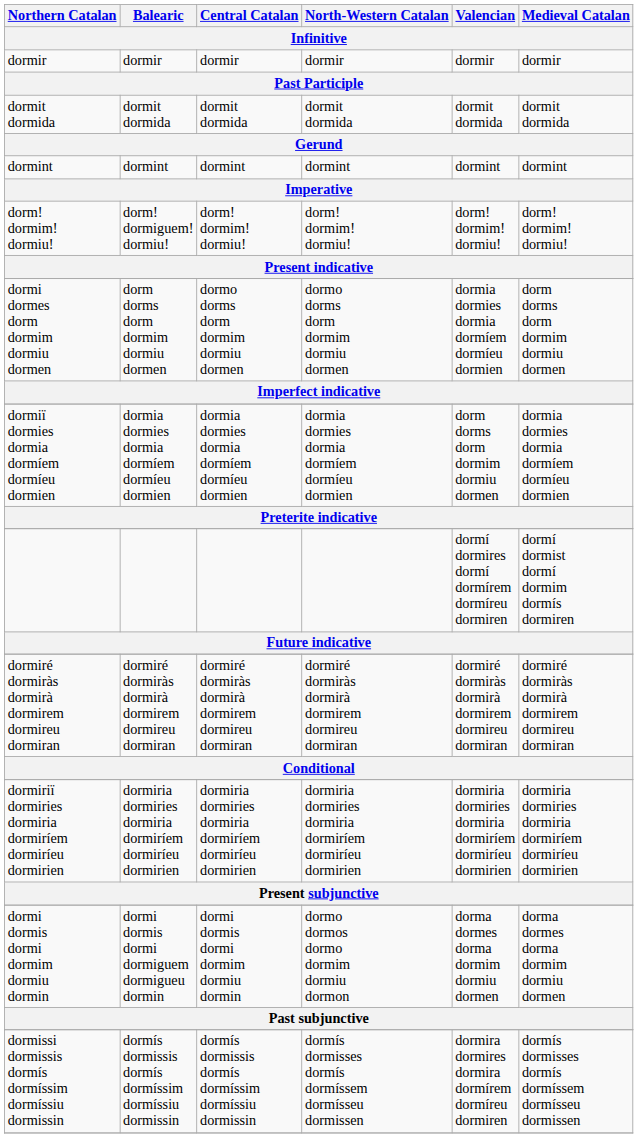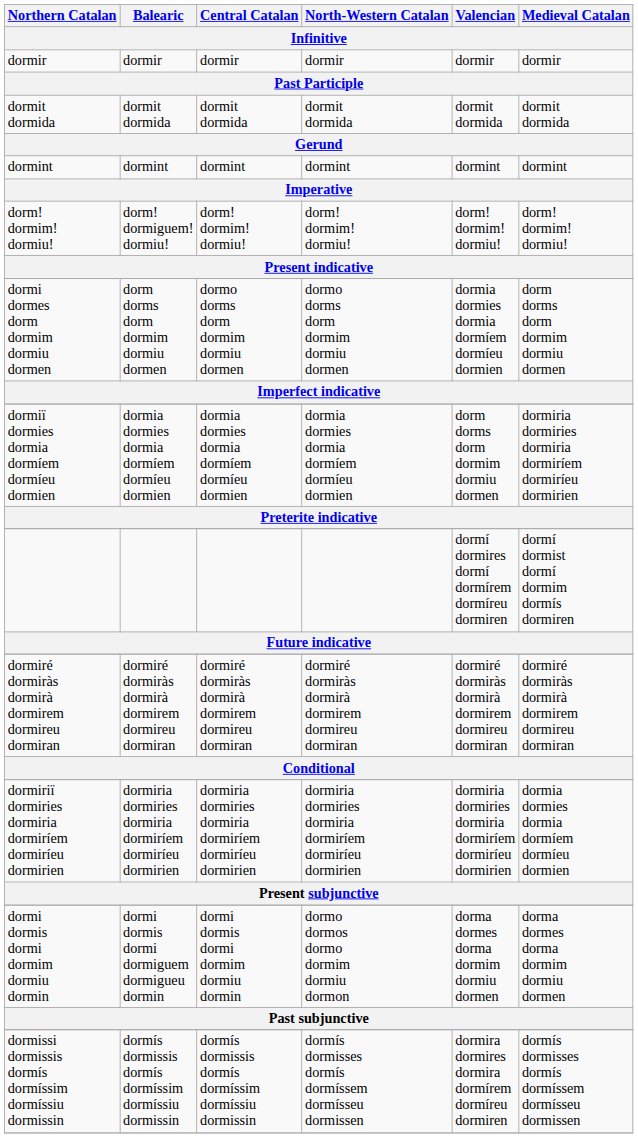(548, 455) dormia dormies dormia dormíem dormíeu dormien -> (552, 455) dormiria dormiries dormiria dormiríem dormiríeu dormirien
(552, 830) dormiria dormiries dormiria dormiríem dormiríeu dormirien -> (548, 830) dormia dormies dormia dormíem dormíeu dormien
